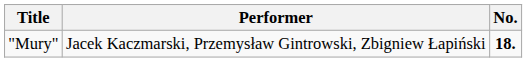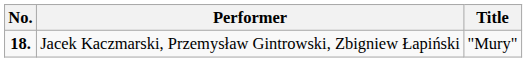columns swapped: (505, 17) <-> (33, 17)
